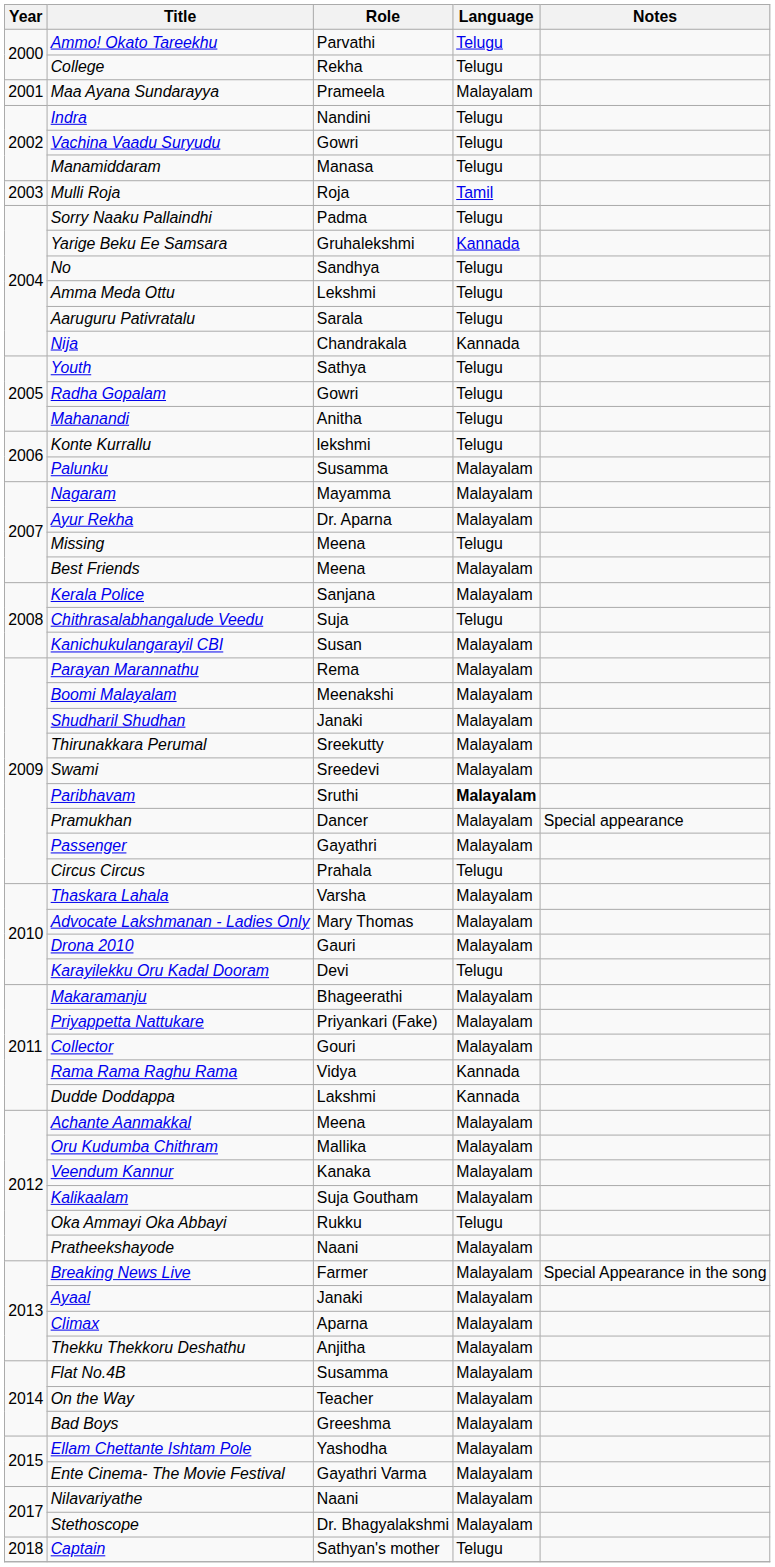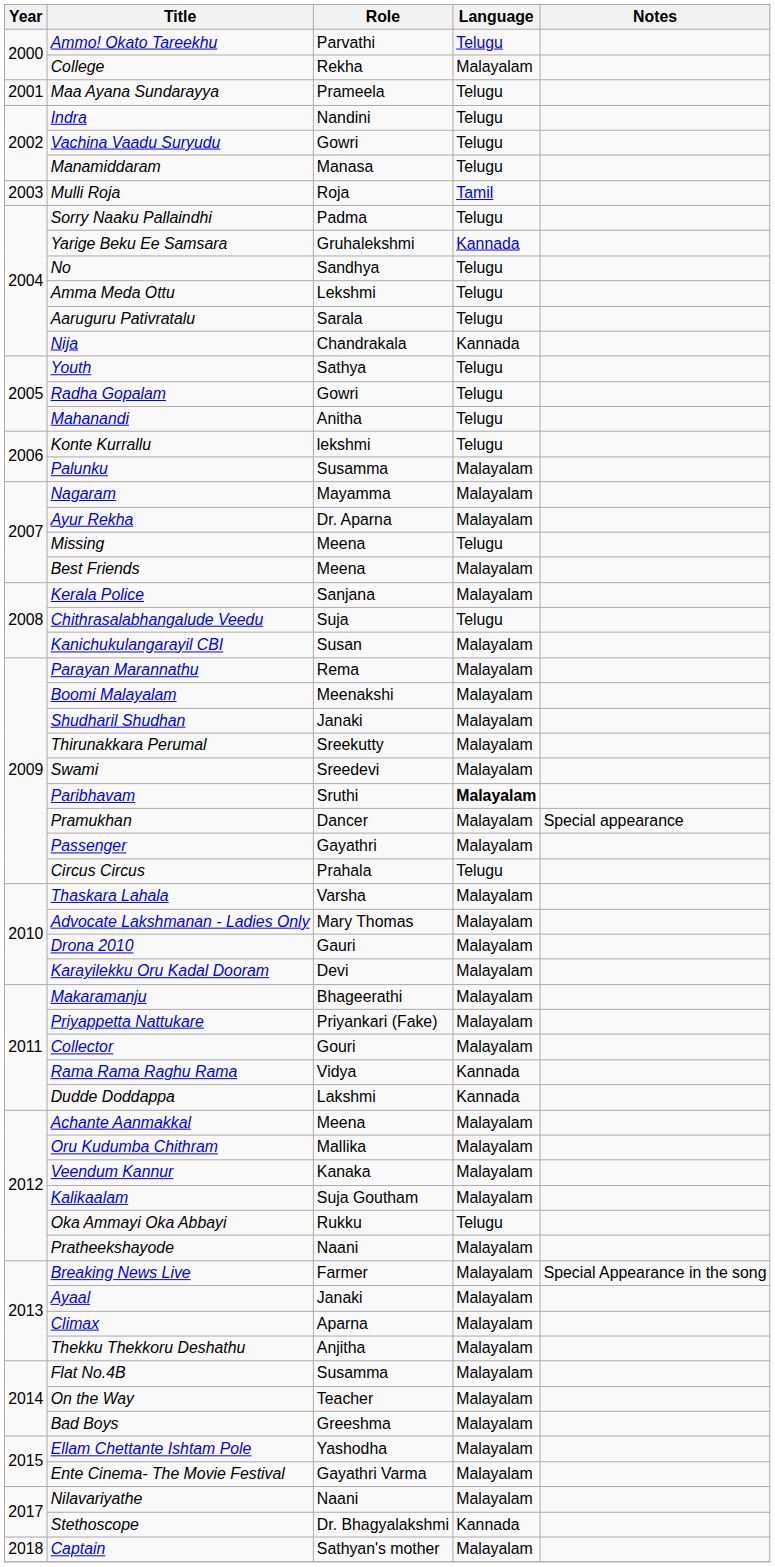(480, 67) Telugu -> (495, 67) Malayalam
(495, 92) Malayalam -> (480, 92) Telugu
(480, 971) Telugu -> (495, 971) Malayalam
(495, 1524) Malayalam -> (488, 1524) Kannada
(480, 1549) Telugu -> (495, 1549) Malayalam
